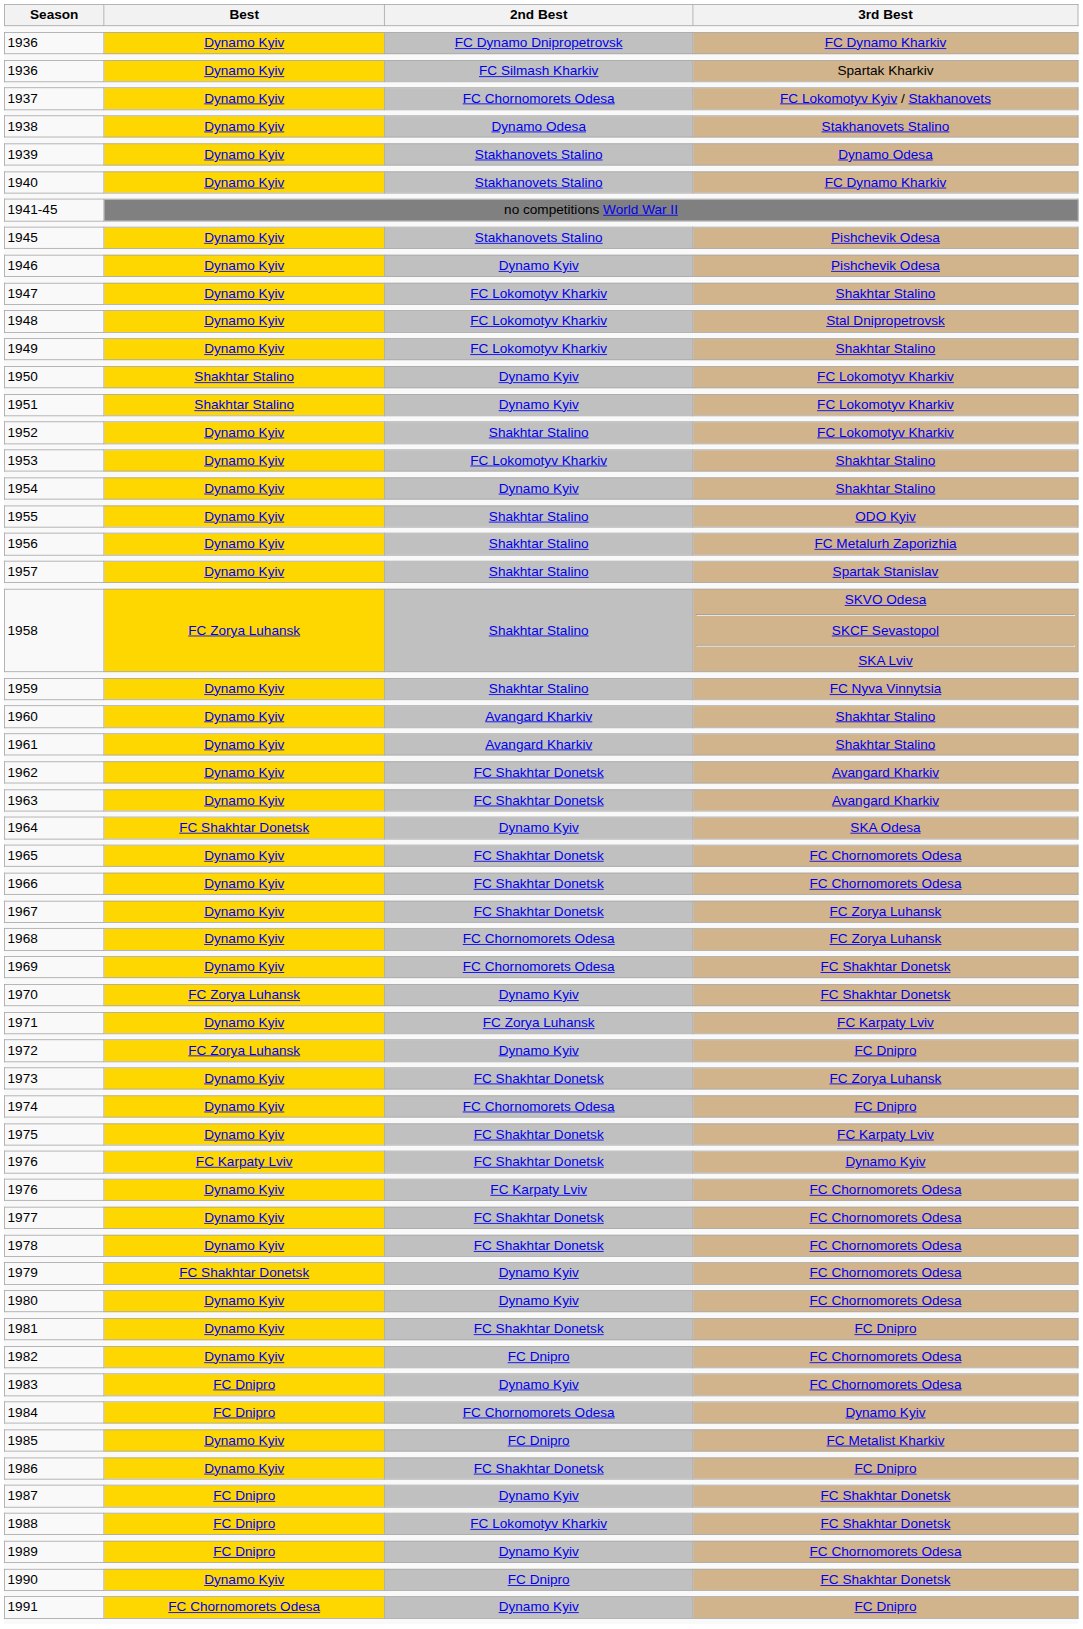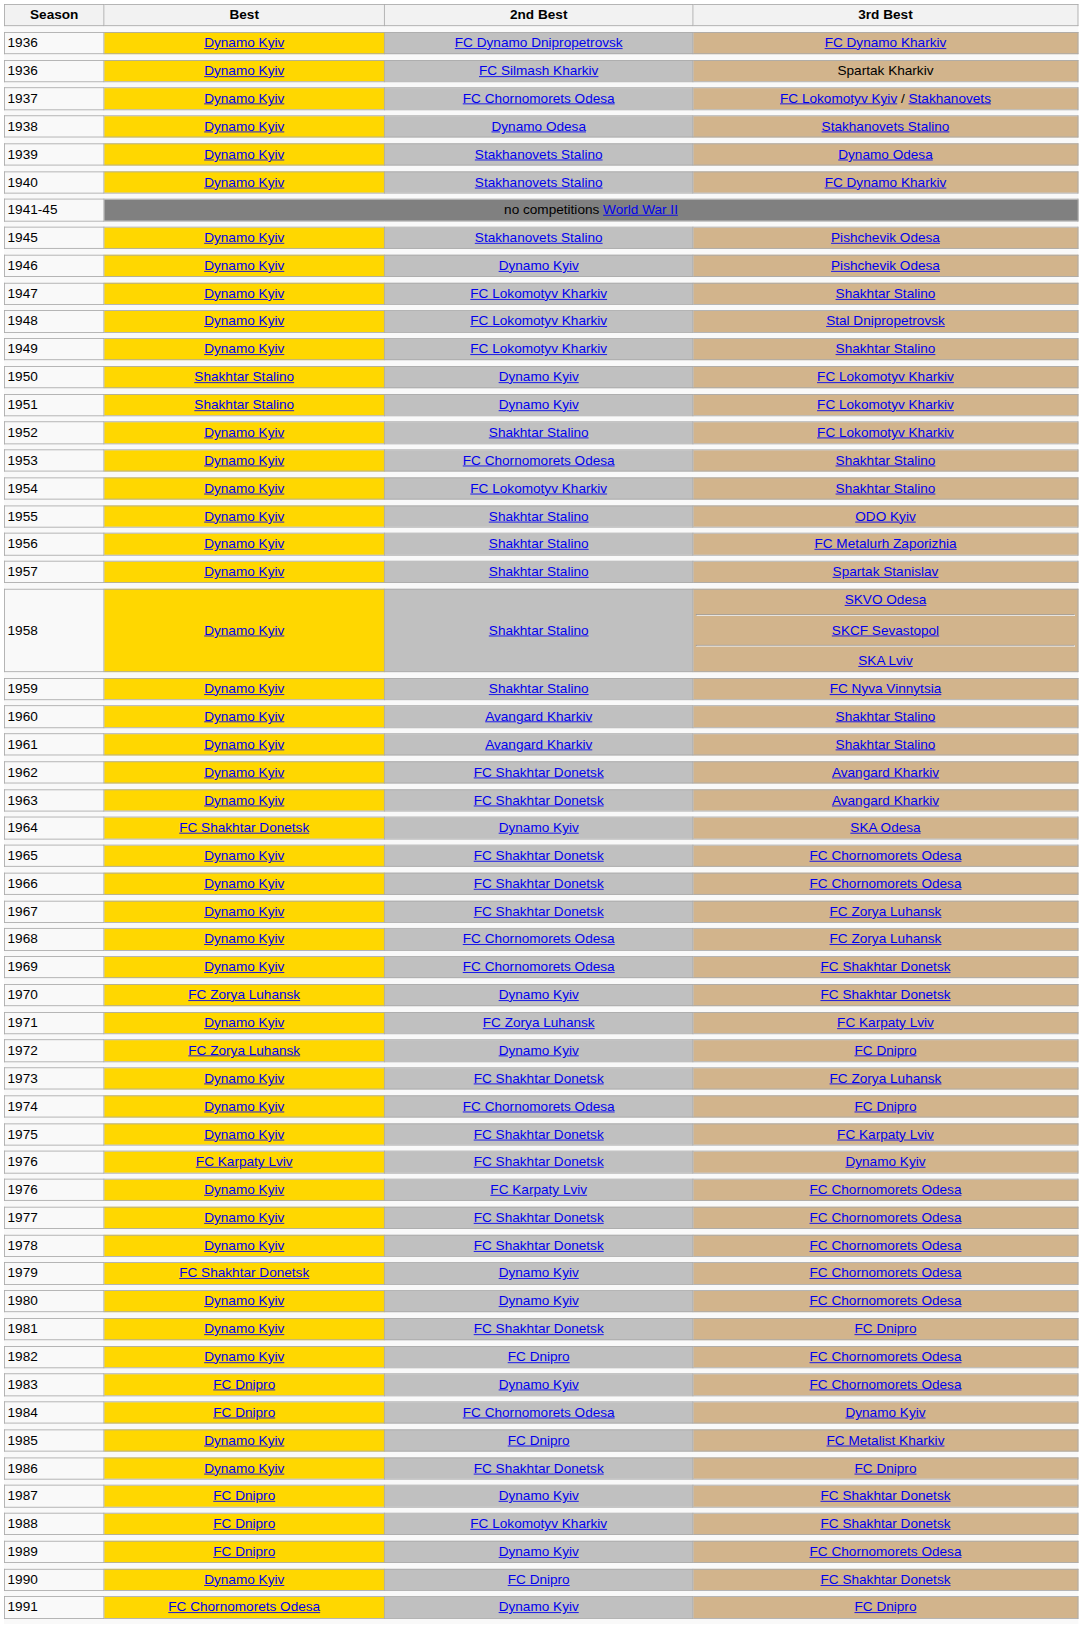(539, 460) FC Lokomotyv Kharkiv -> (539, 460) FC Chornomorets Odesa
(539, 488) Dynamo Kyiv -> (539, 488) FC Lokomotyv Kharkiv
(244, 630) FC Zorya Luhansk -> (244, 630) Dynamo Kyiv
